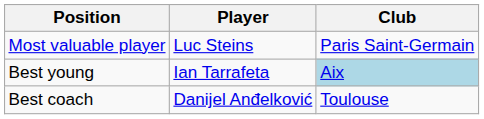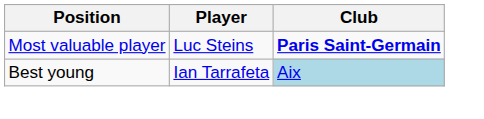(397, 45) normal -> (359, 45) bold
- row: (51, 99)
